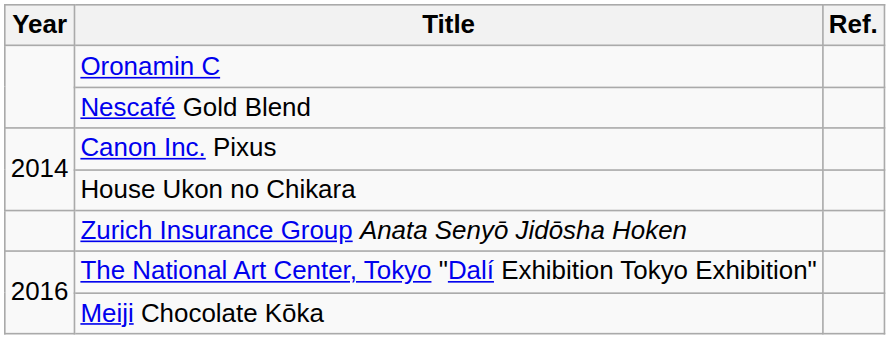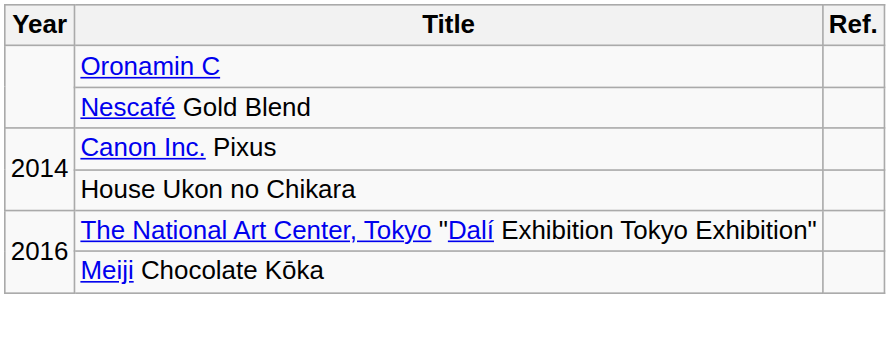- row: (384, 230)
